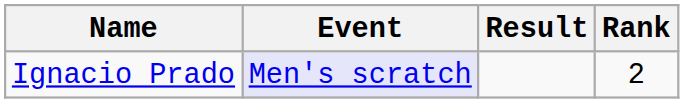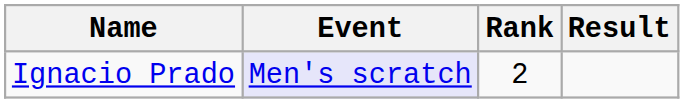columns swapped: (537, 28) <-> (636, 28)
